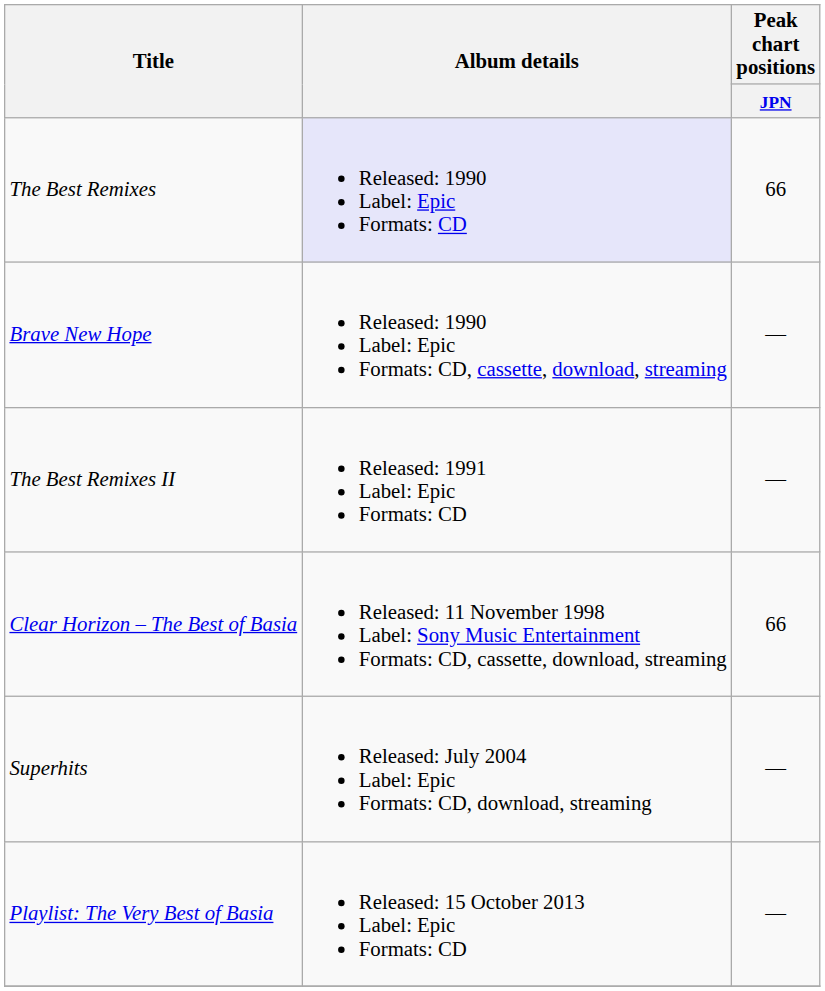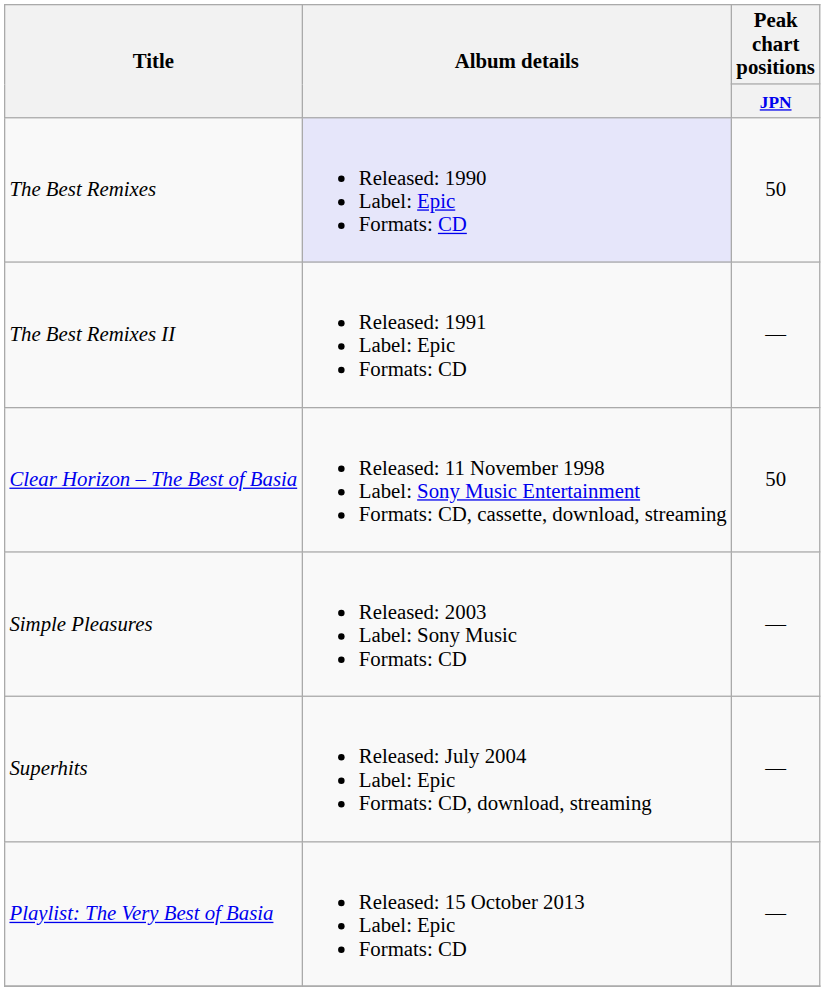(776, 189) 66 -> (776, 189) 50
- row: (80, 334)
(776, 624) 66 -> (776, 479) 50
+ row: (81, 624)
